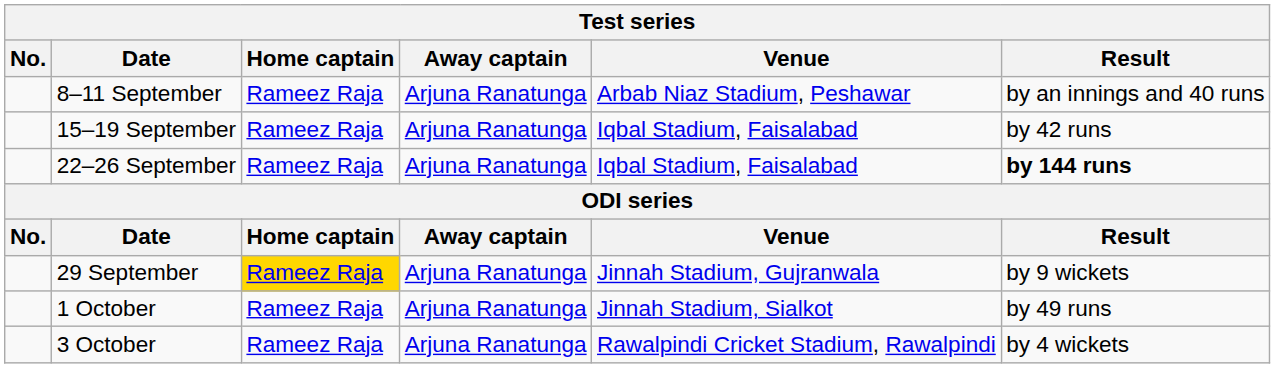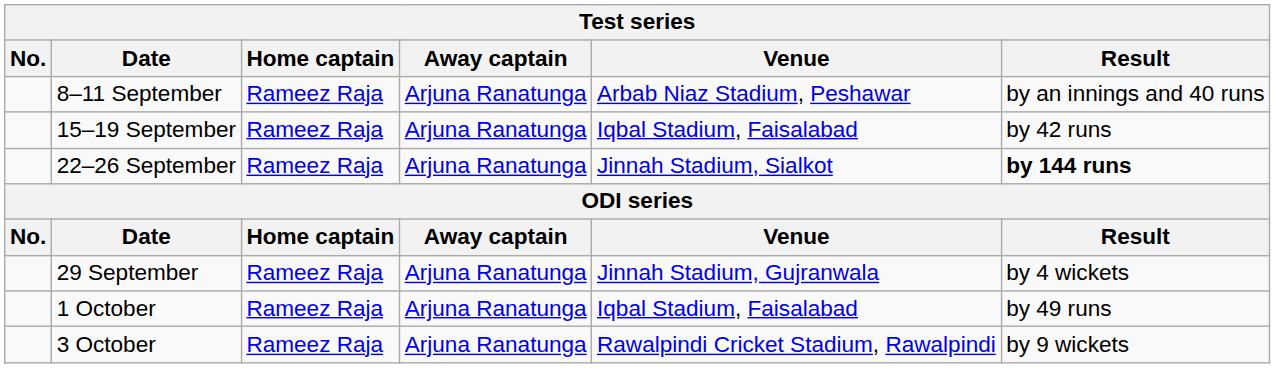(727, 165) Iqbal Stadium, Faisalabad -> (715, 165) Jinnah Stadium, Sialkot
(315, 272) gold background -> (315, 272) no background
(1068, 272) by 9 wickets -> (1068, 272) by 4 wickets
(715, 308) Jinnah Stadium, Sialkot -> (727, 308) Iqbal Stadium, Faisalabad
(1068, 344) by 4 wickets -> (1068, 344) by 9 wickets
